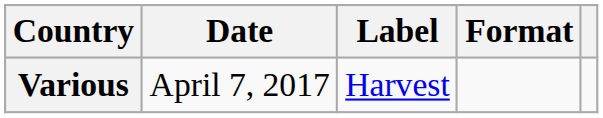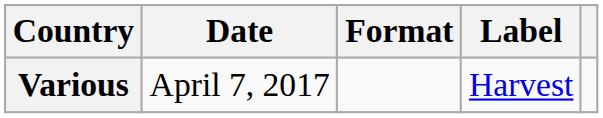columns swapped: (519, 31) <-> (397, 31)
